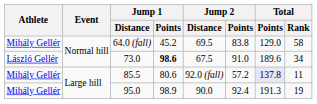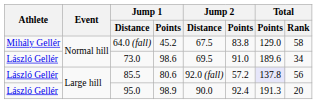(204, 44) 69.5 -> (204, 44) 67.5
(168, 59) bold -> (168, 59) normal
(204, 59) 67.5 -> (204, 59) 69.5
(33, 75) Mihály Gellér -> (32, 75) László Gellér
(298, 75) 11 -> (298, 75) 56
(33, 91) Mihály Gellér -> (32, 91) László Gellér
(298, 91) 19 -> (298, 91) 20
